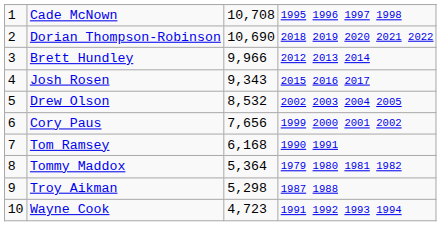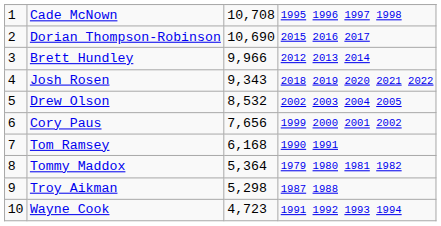(357, 37) 2018 2019 2020 2021 2022 -> (325, 37) 2015 2016 2017
(325, 80) 2015 2016 2017 -> (357, 80) 2018 2019 2020 2021 2022
